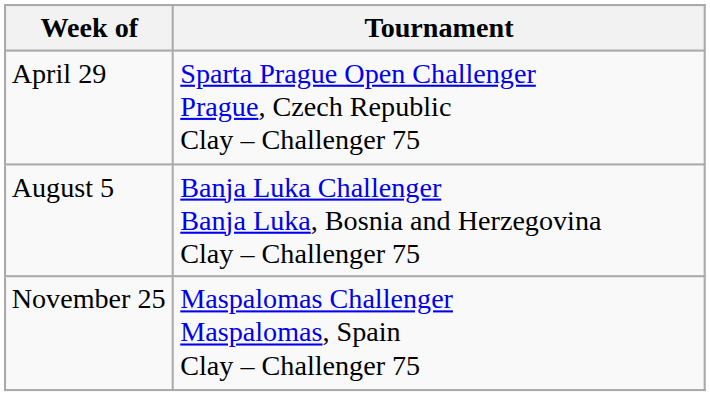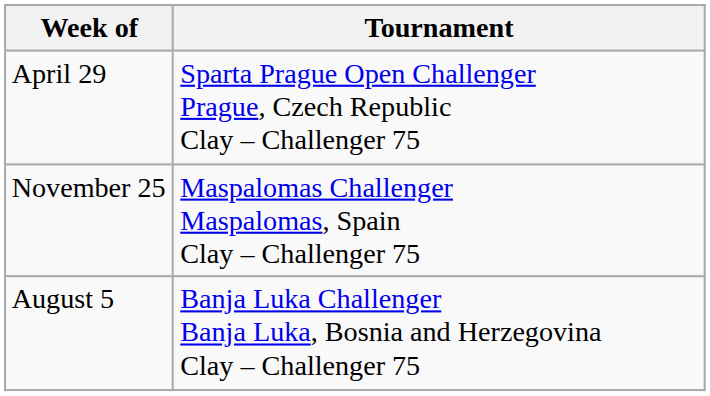rows swapped: (63, 186) <-> (89, 299)
